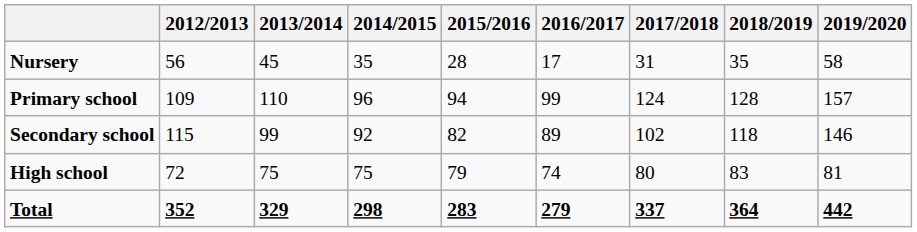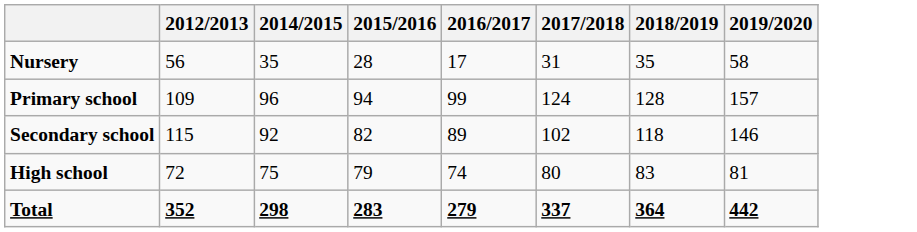- column: (301, 24)
